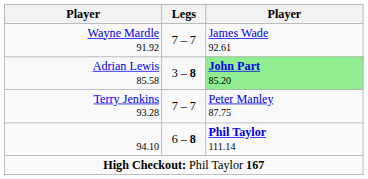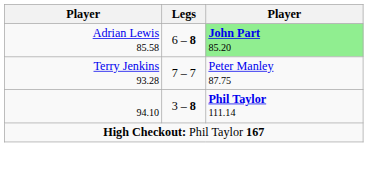- row: (123, 40)
(184, 73) 3 – 8 -> (184, 40) 6 – 8
(184, 139) 6 – 8 -> (184, 106) 3 – 8
